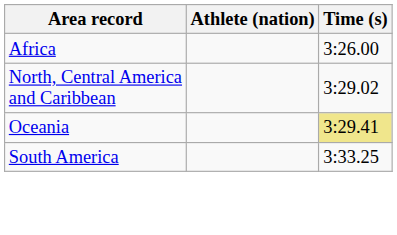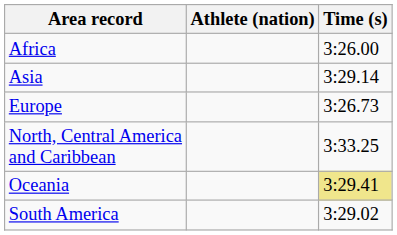+ row: (26, 77)
+ row: (35, 106)
(351, 87) 3:29.02 -> (351, 146) 3:33.25
(351, 156) 3:33.25 -> (351, 214) 3:29.02
